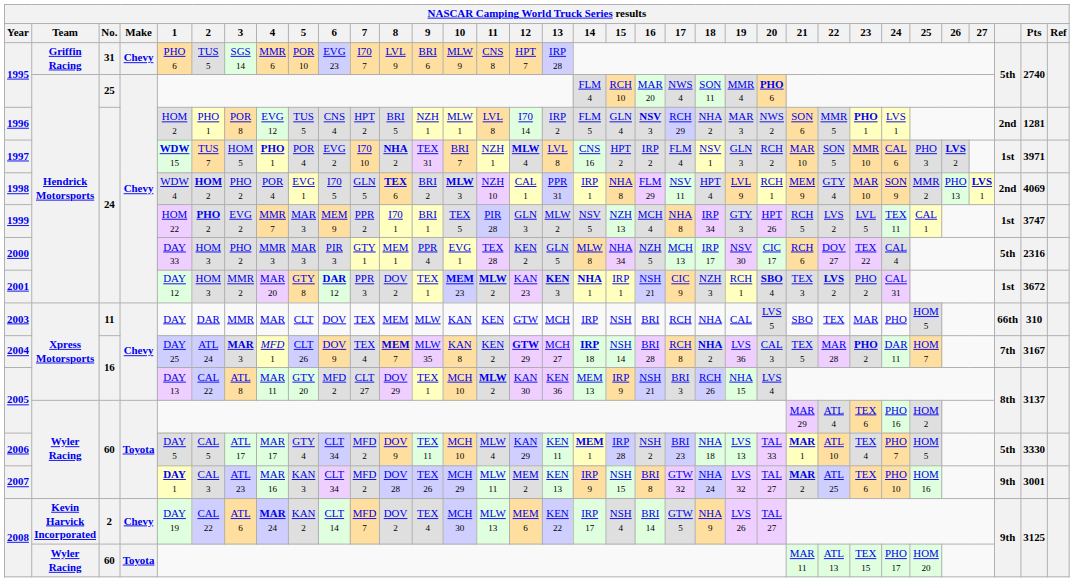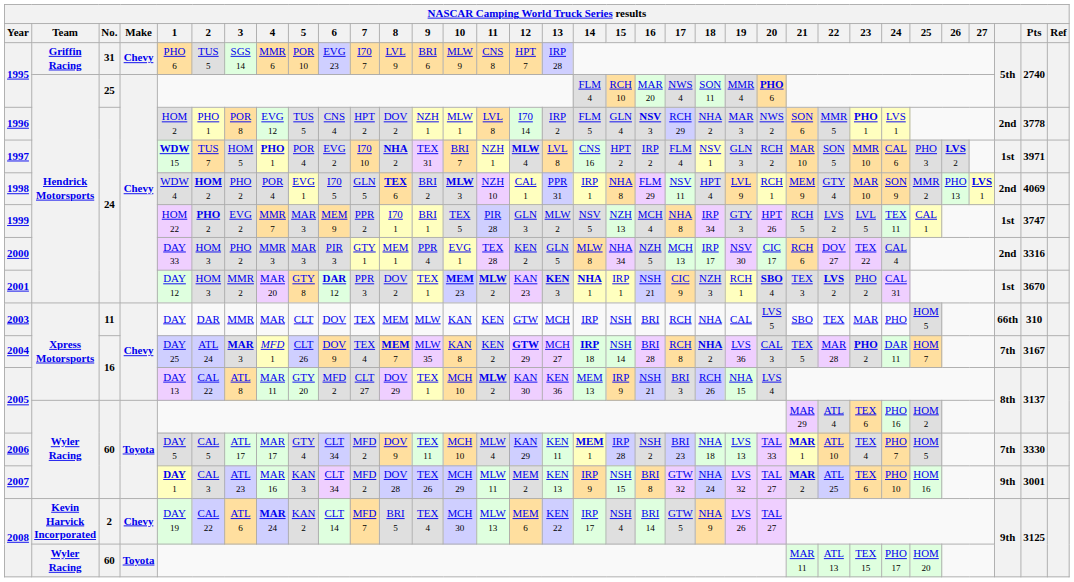(396, 123) BRI 5 -> (396, 123) DOV 2
(1034, 123) 1281 -> (1034, 123) 3778
(1008, 253) 5th -> (1008, 253) 2nd
(1034, 253) 2316 -> (1034, 253) 3316
(1034, 286) 3672 -> (1034, 286) 3670
(1008, 449) 5th -> (1008, 449) 7th
(396, 520) DOV 2 -> (396, 520) BRI 5
